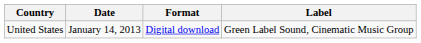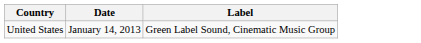- column: (182, 12)
